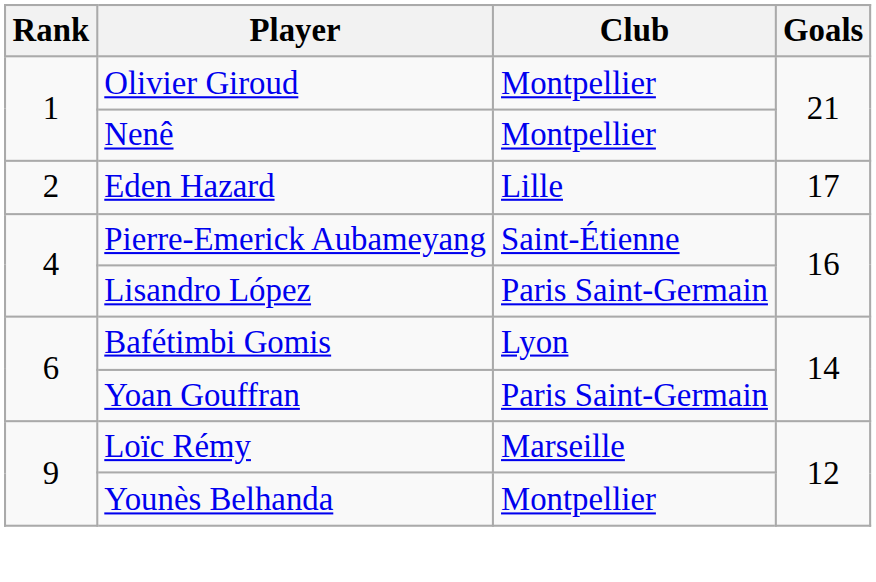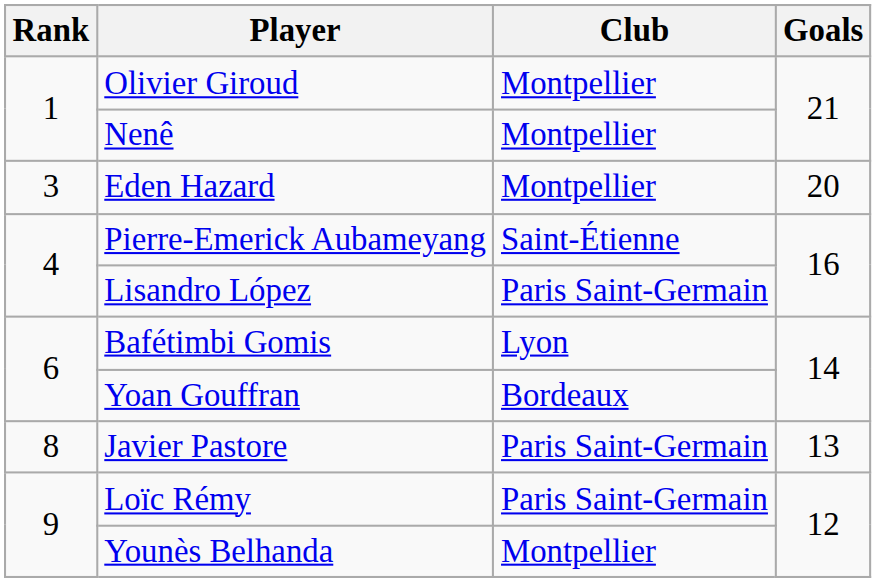(51, 186) 2 -> (51, 186) 3
(532, 186) Lille -> (578, 186) Montpellier
(823, 186) 17 -> (823, 186) 20
(634, 394) Paris Saint-Germain -> (565, 394) Bordeaux
+ row: (196, 446)
(563, 446) Marseille -> (634, 498) Paris Saint-Germain
